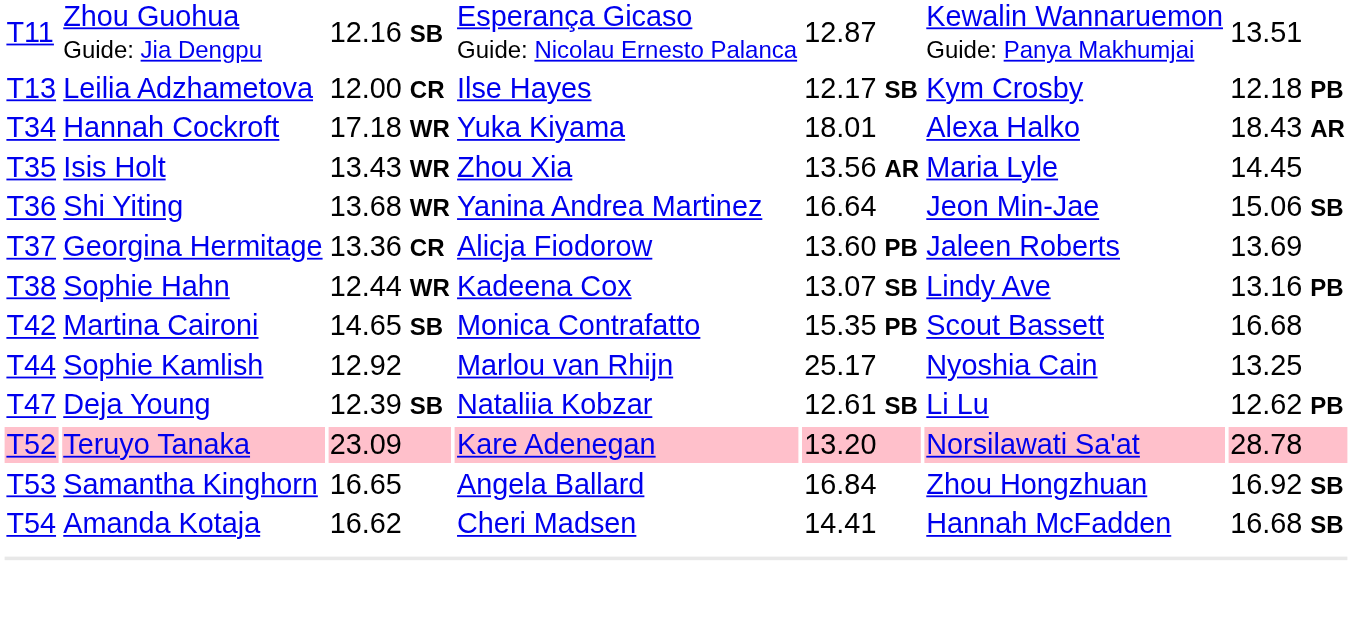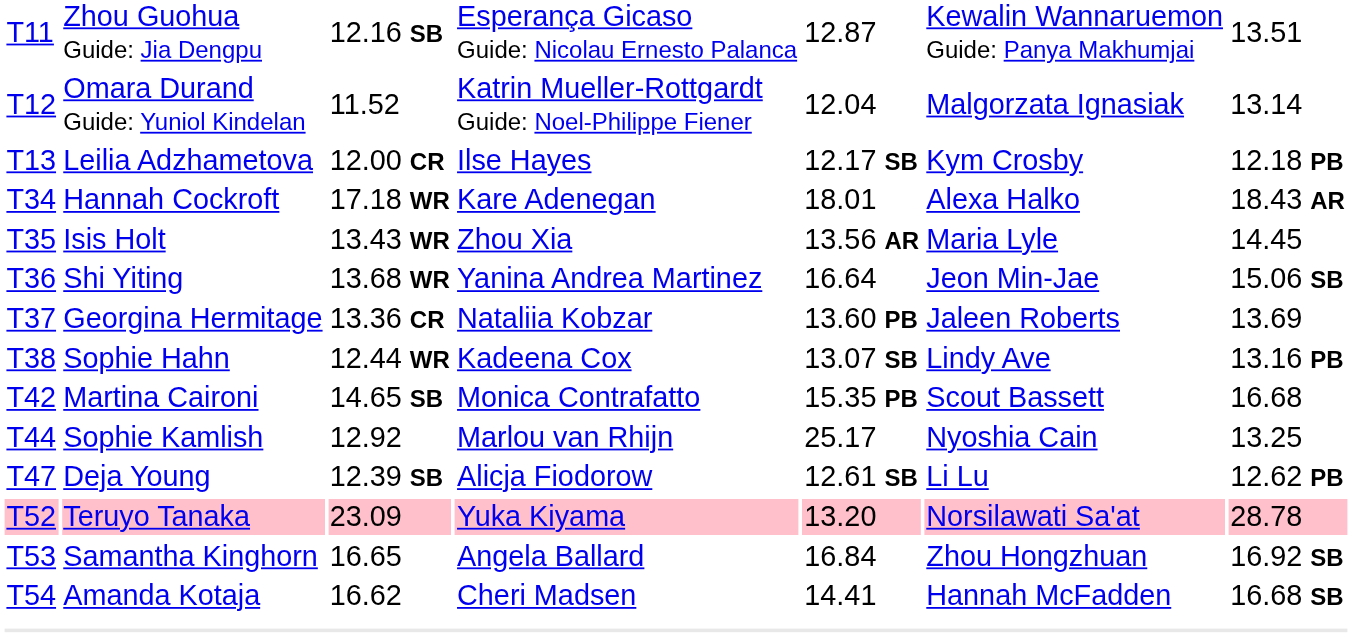+ row: (184, 104)
(541, 127) Yuka Kiyama -> (556, 199) Kare Adenegan
(555, 246) Alicja Fiodorow -> (555, 318) Nataliia Kobzar
(555, 404) Nataliia Kobzar -> (555, 476) Alicja Fiodorow
(556, 444) Kare Adenegan -> (541, 516) Yuka Kiyama
